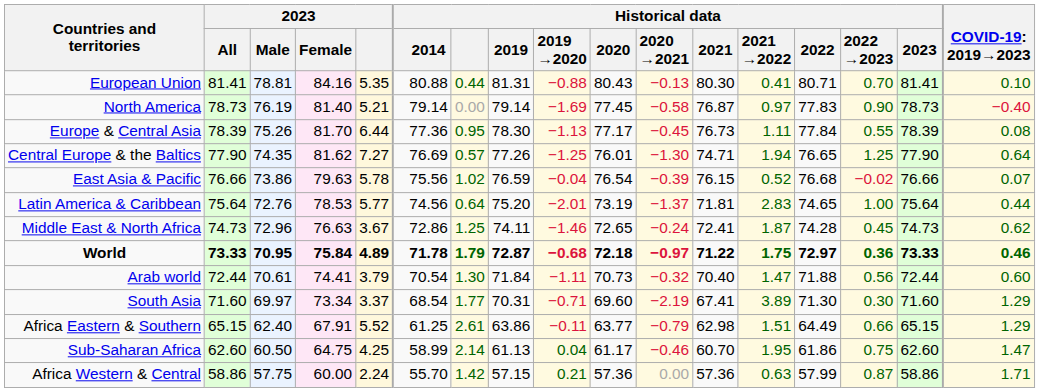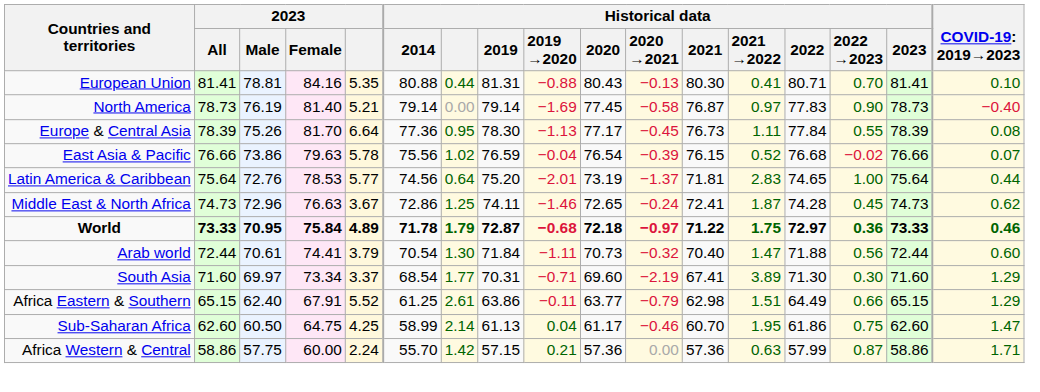(374, 131) 6.44 -> (364, 131) 6.64
- row: (104, 155)
